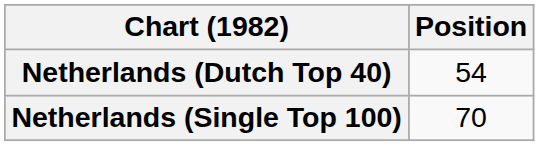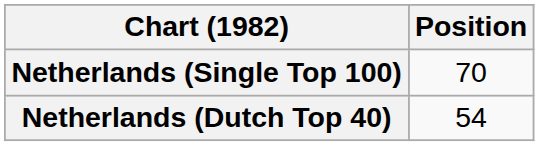rows swapped: (207, 72) <-> (207, 117)
